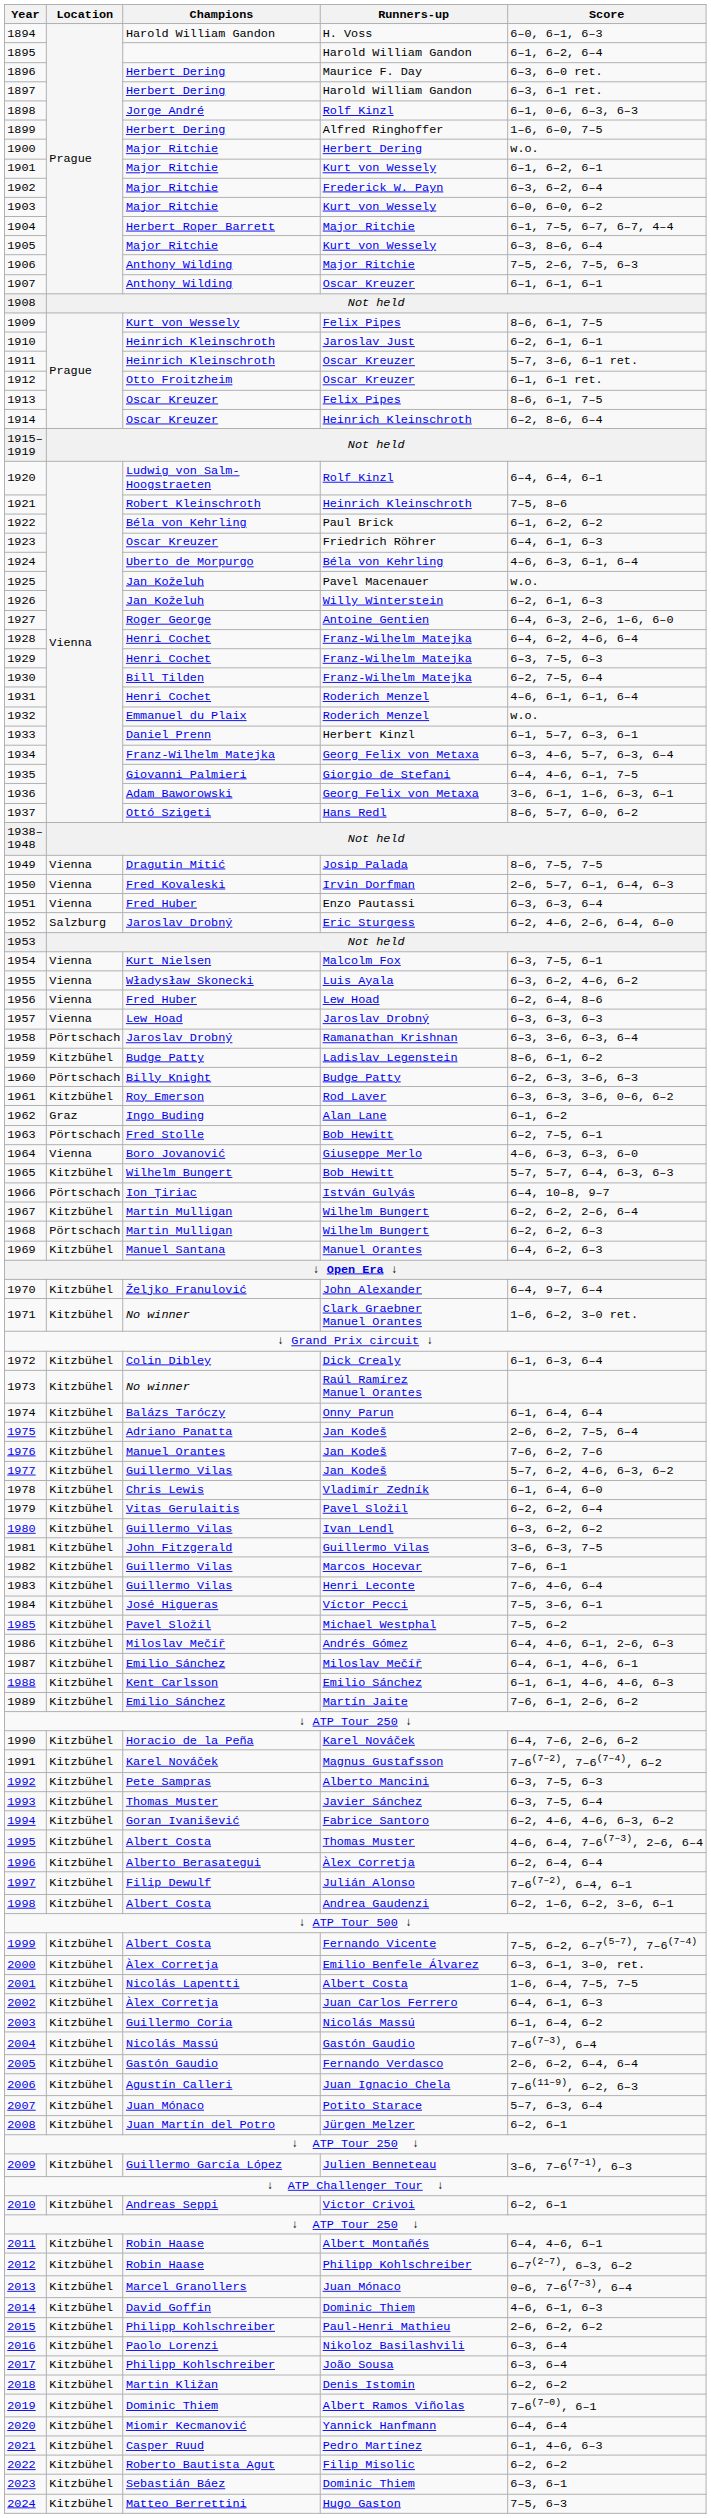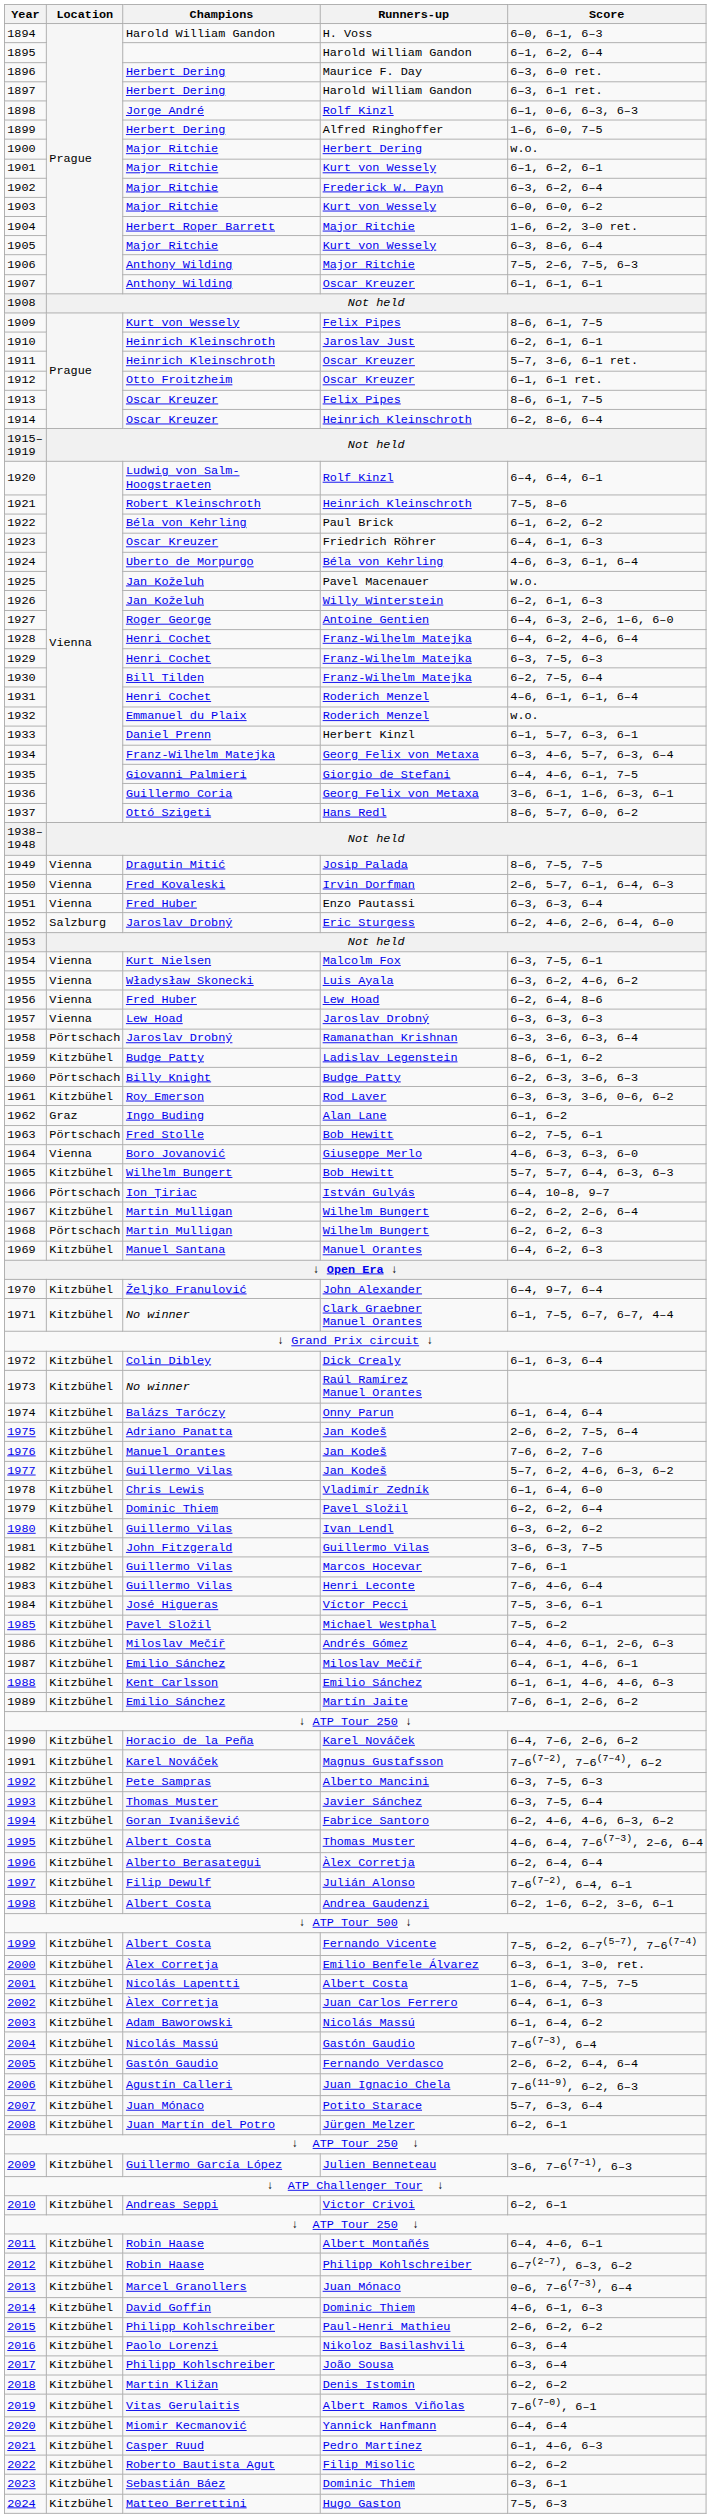(592, 226) 6–1, 7–5, 6–7, 6–7, 4–4 -> (574, 226) 1–6, 6–2, 3–0 ret.
(179, 793) Adam Baworowski -> (179, 793) Guillermo Coria
(574, 1315) 1–6, 6–2, 3–0 ret. -> (592, 1315) 6–1, 7–5, 6–7, 6–7, 4–4
(183, 1509) Vitas Gerulaitis -> (172, 1509) Dominic Thiem
(179, 2023) Guillermo Coria -> (179, 2023) Adam Baworowski
(172, 2406) Dominic Thiem -> (183, 2406) Vitas Gerulaitis
